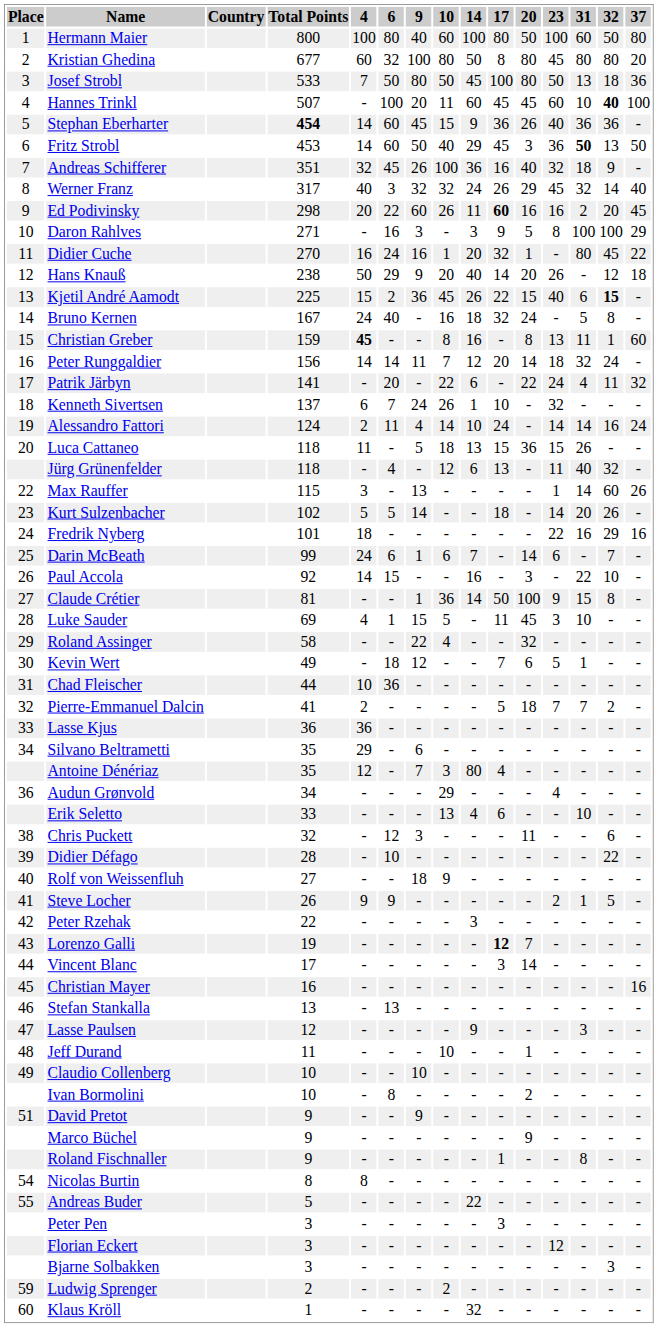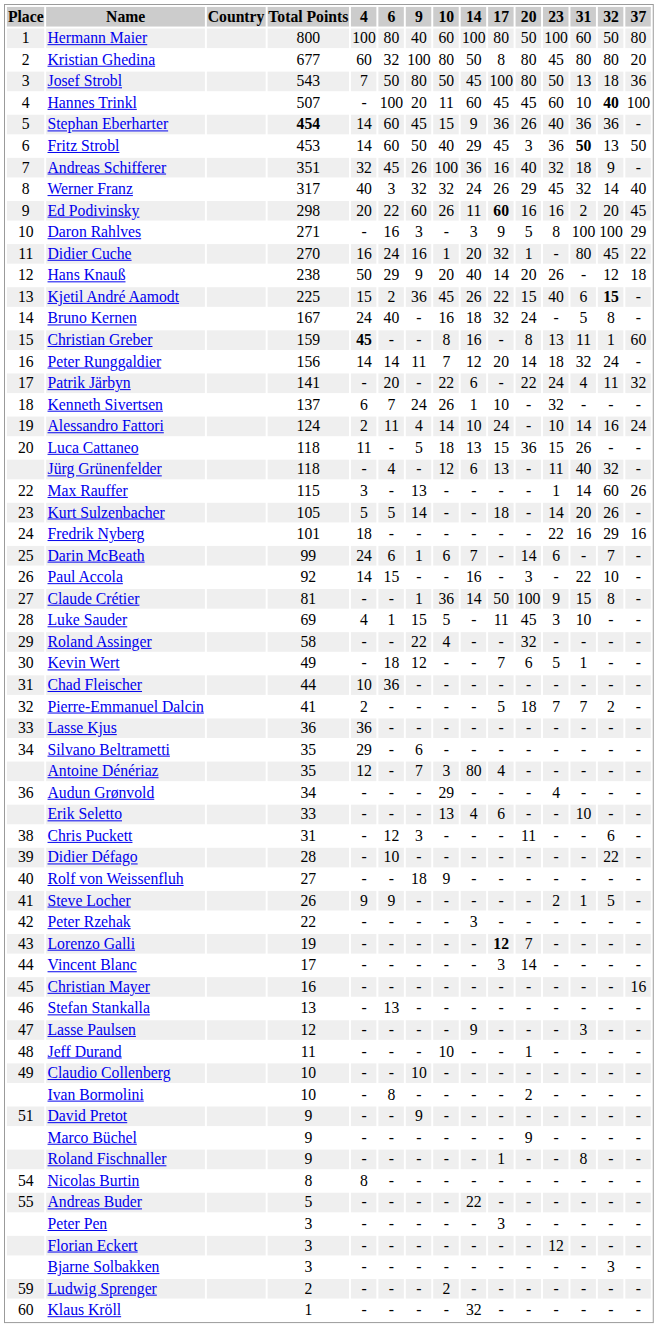(308, 81) 533 -> (308, 81) 543
(556, 426) 14 -> (556, 426) 10
(308, 512) 102 -> (308, 512) 105
(308, 836) 32 -> (308, 836) 31
